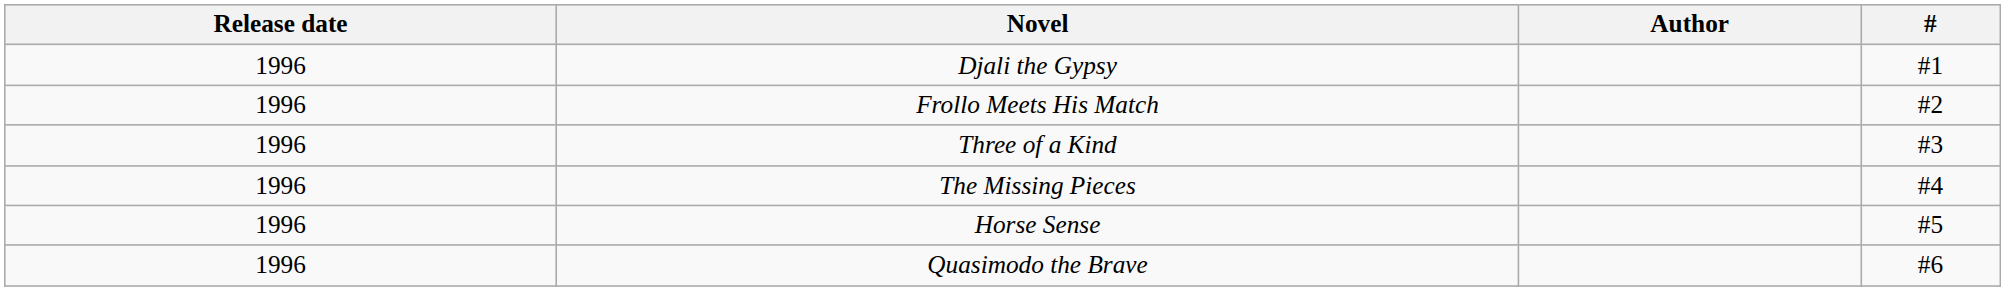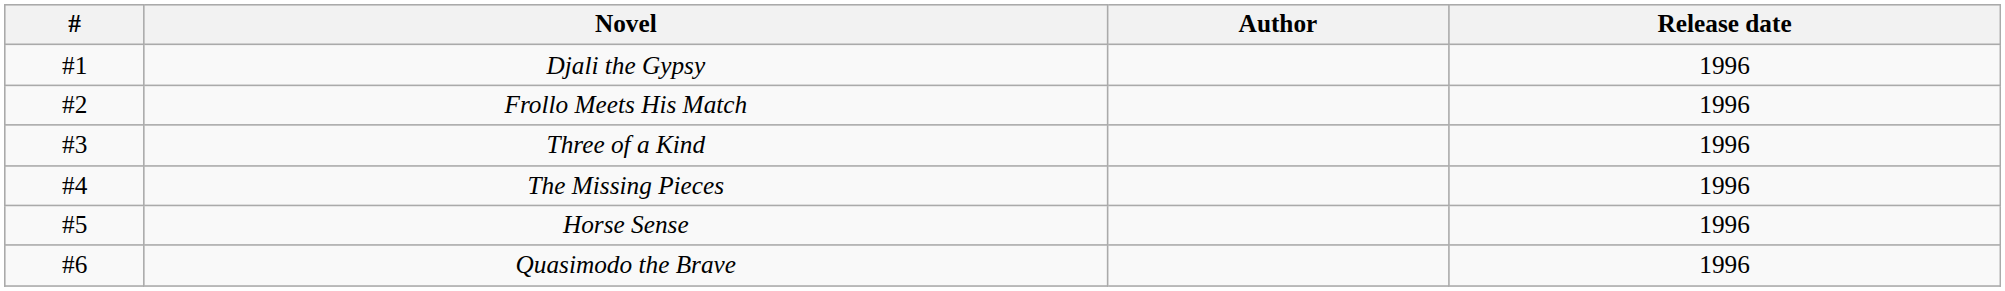columns swapped: (1930, 24) <-> (281, 24)
